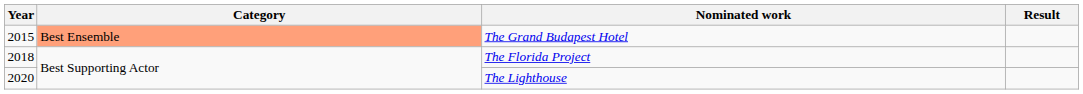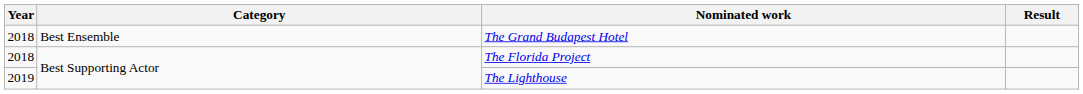(21, 36) 2015 -> (21, 36) 2018
(80, 36) lightsalmon background -> (80, 36) no background
(21, 78) 2020 -> (21, 78) 2019
